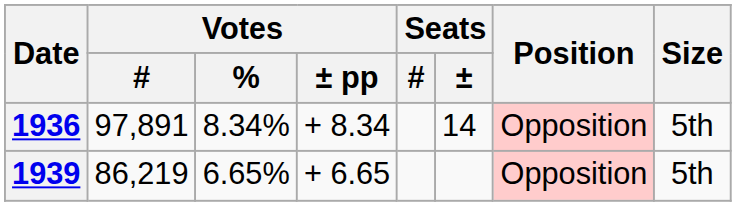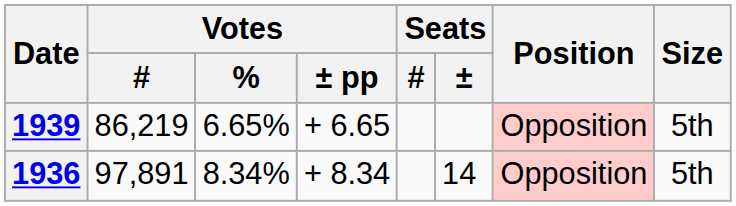rows swapped: (46, 126) <-> (46, 175)
